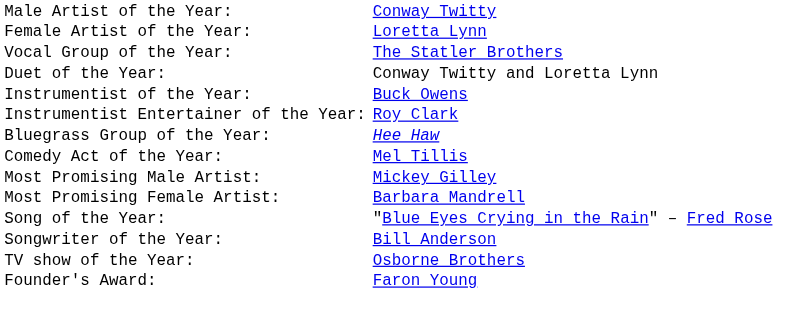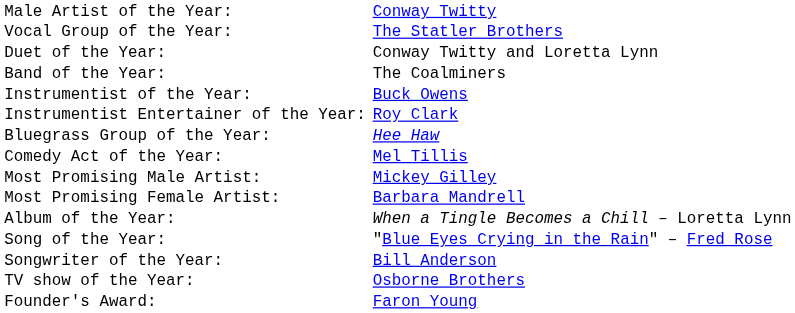- row: (128, 32)
+ row: (85, 74)
+ row: (90, 219)
